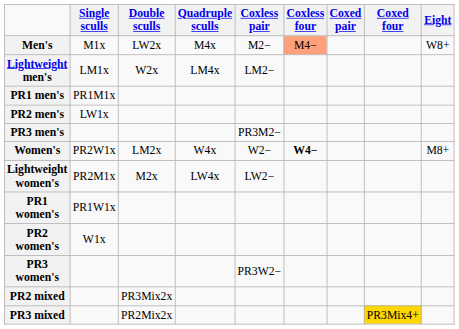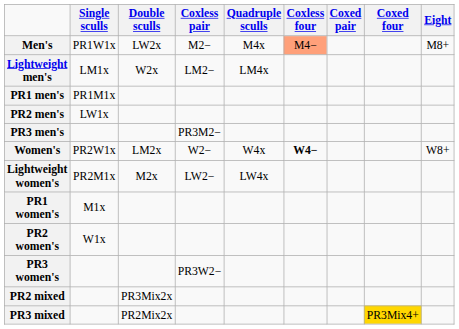columns swapped: (205, 20) <-> (259, 20)
(94, 45) M1x -> (94, 45) PR1W1x
(438, 45) W8+ -> (438, 45) M8+
(438, 151) M8+ -> (438, 151) W8+
(94, 207) PR1W1x -> (94, 207) M1x
